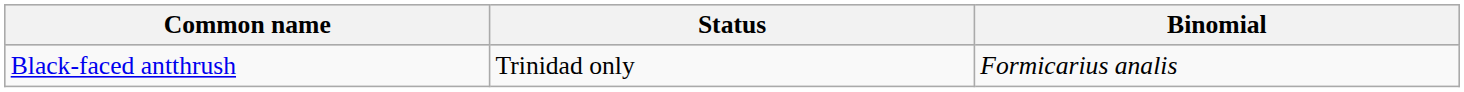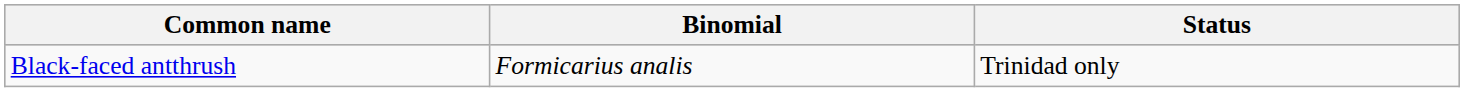columns swapped: (1217, 24) <-> (732, 24)
